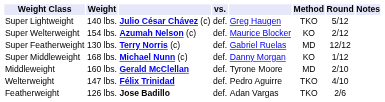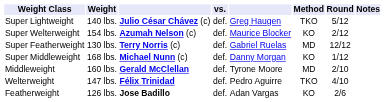(309, 93) TKO -> (309, 93) KO
